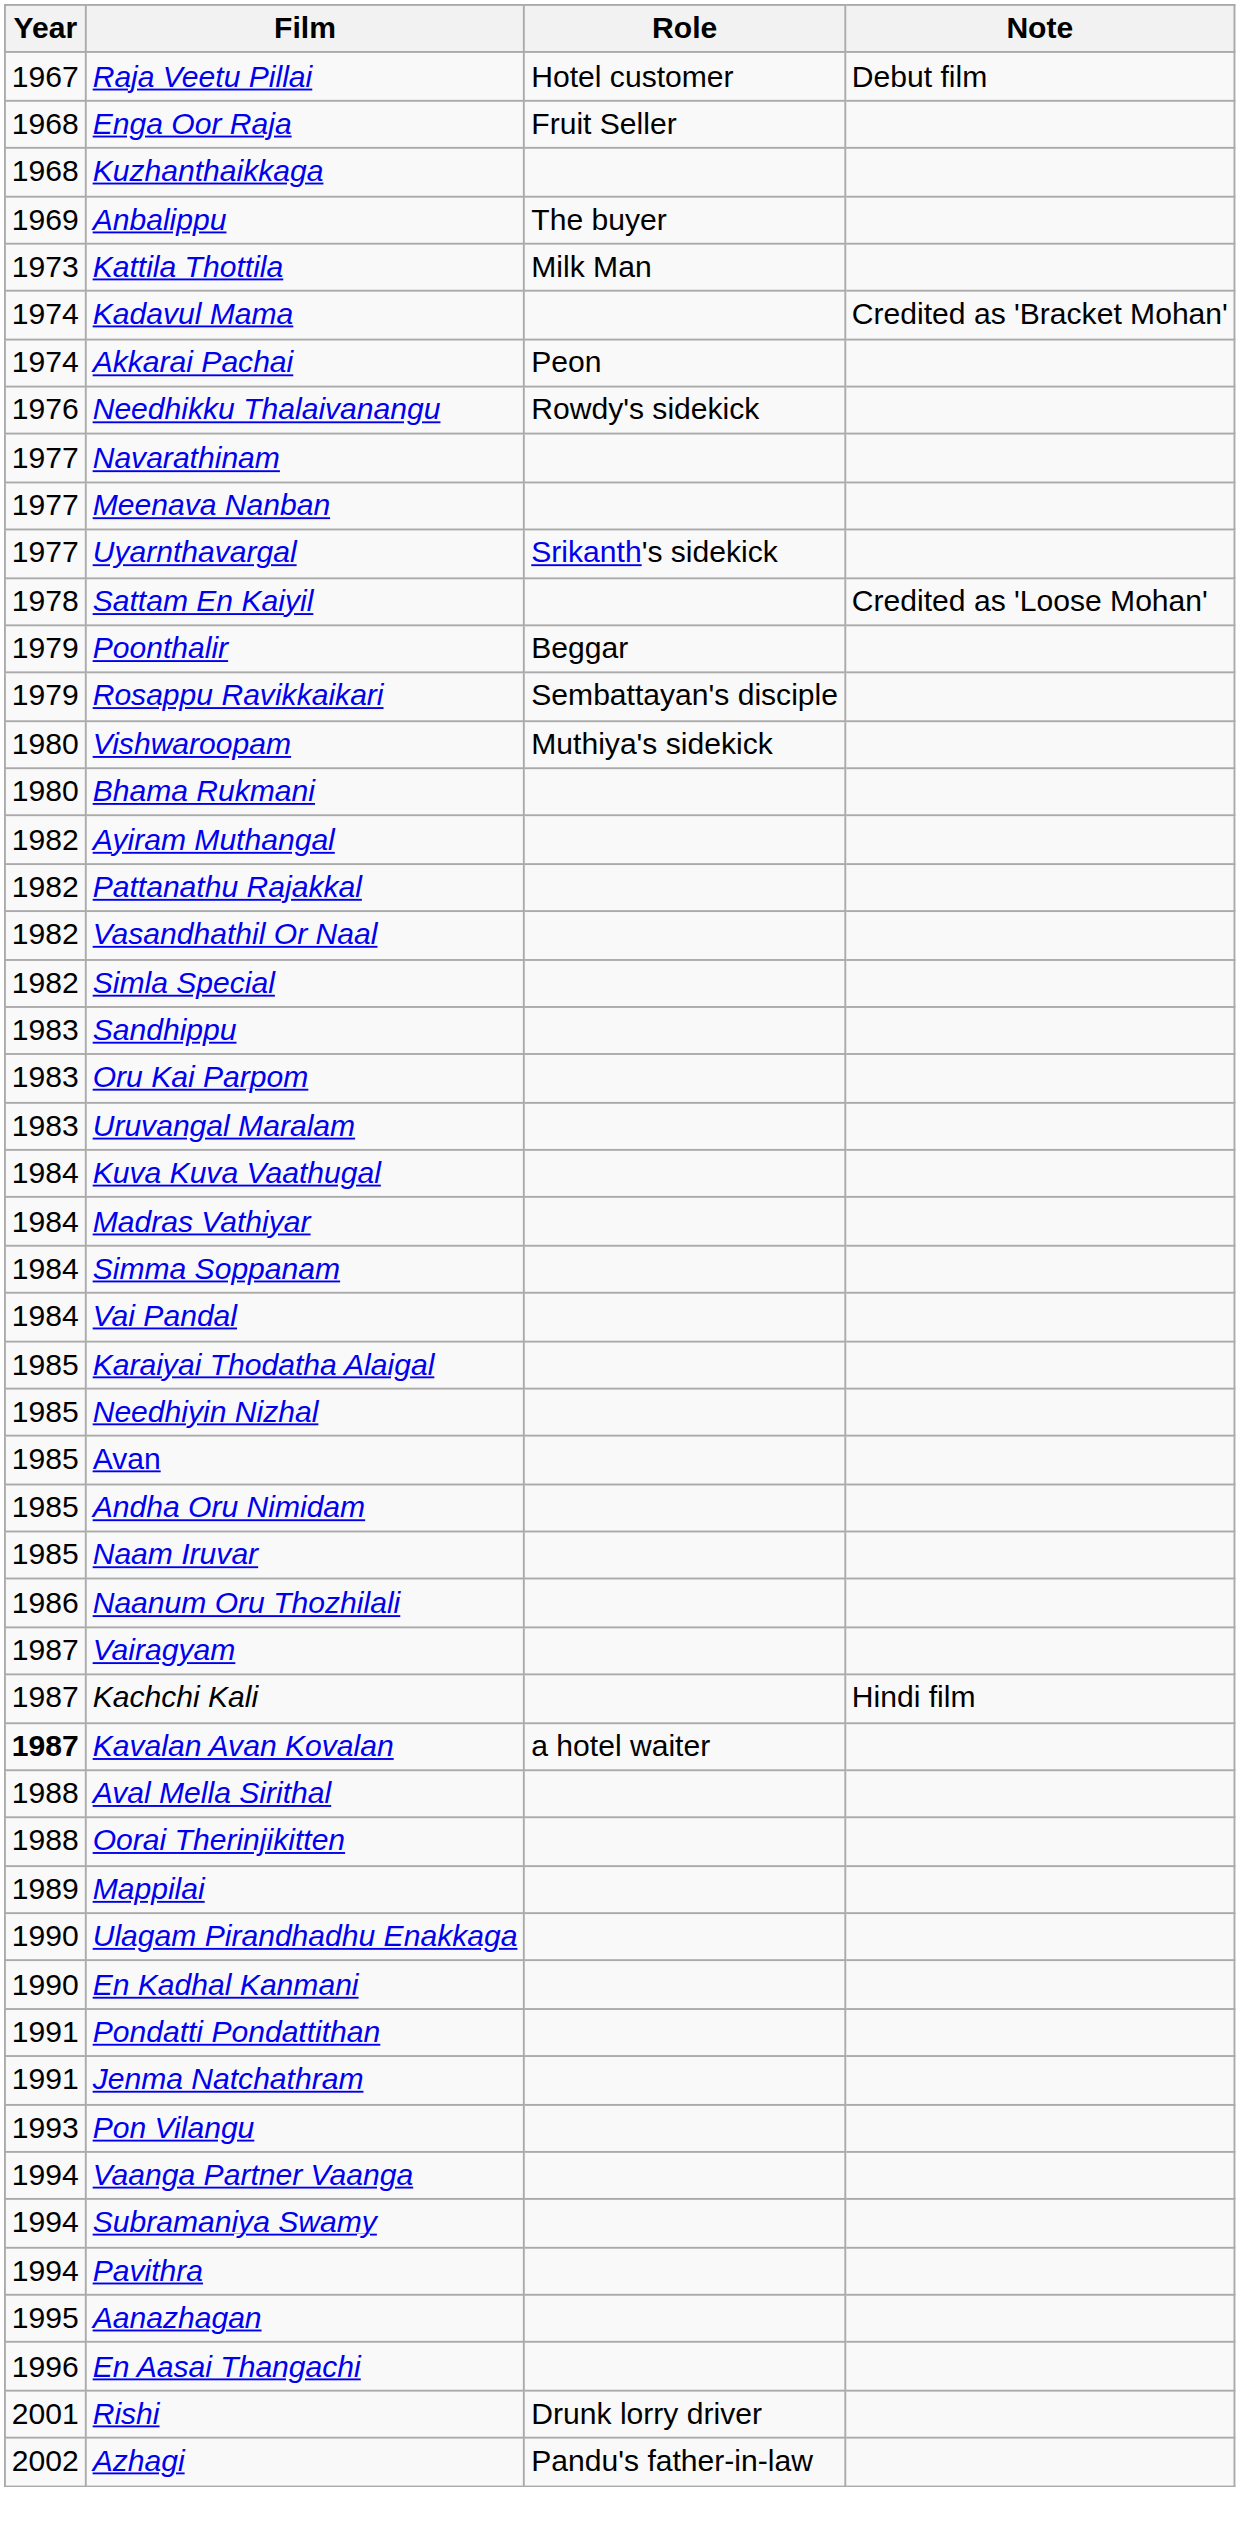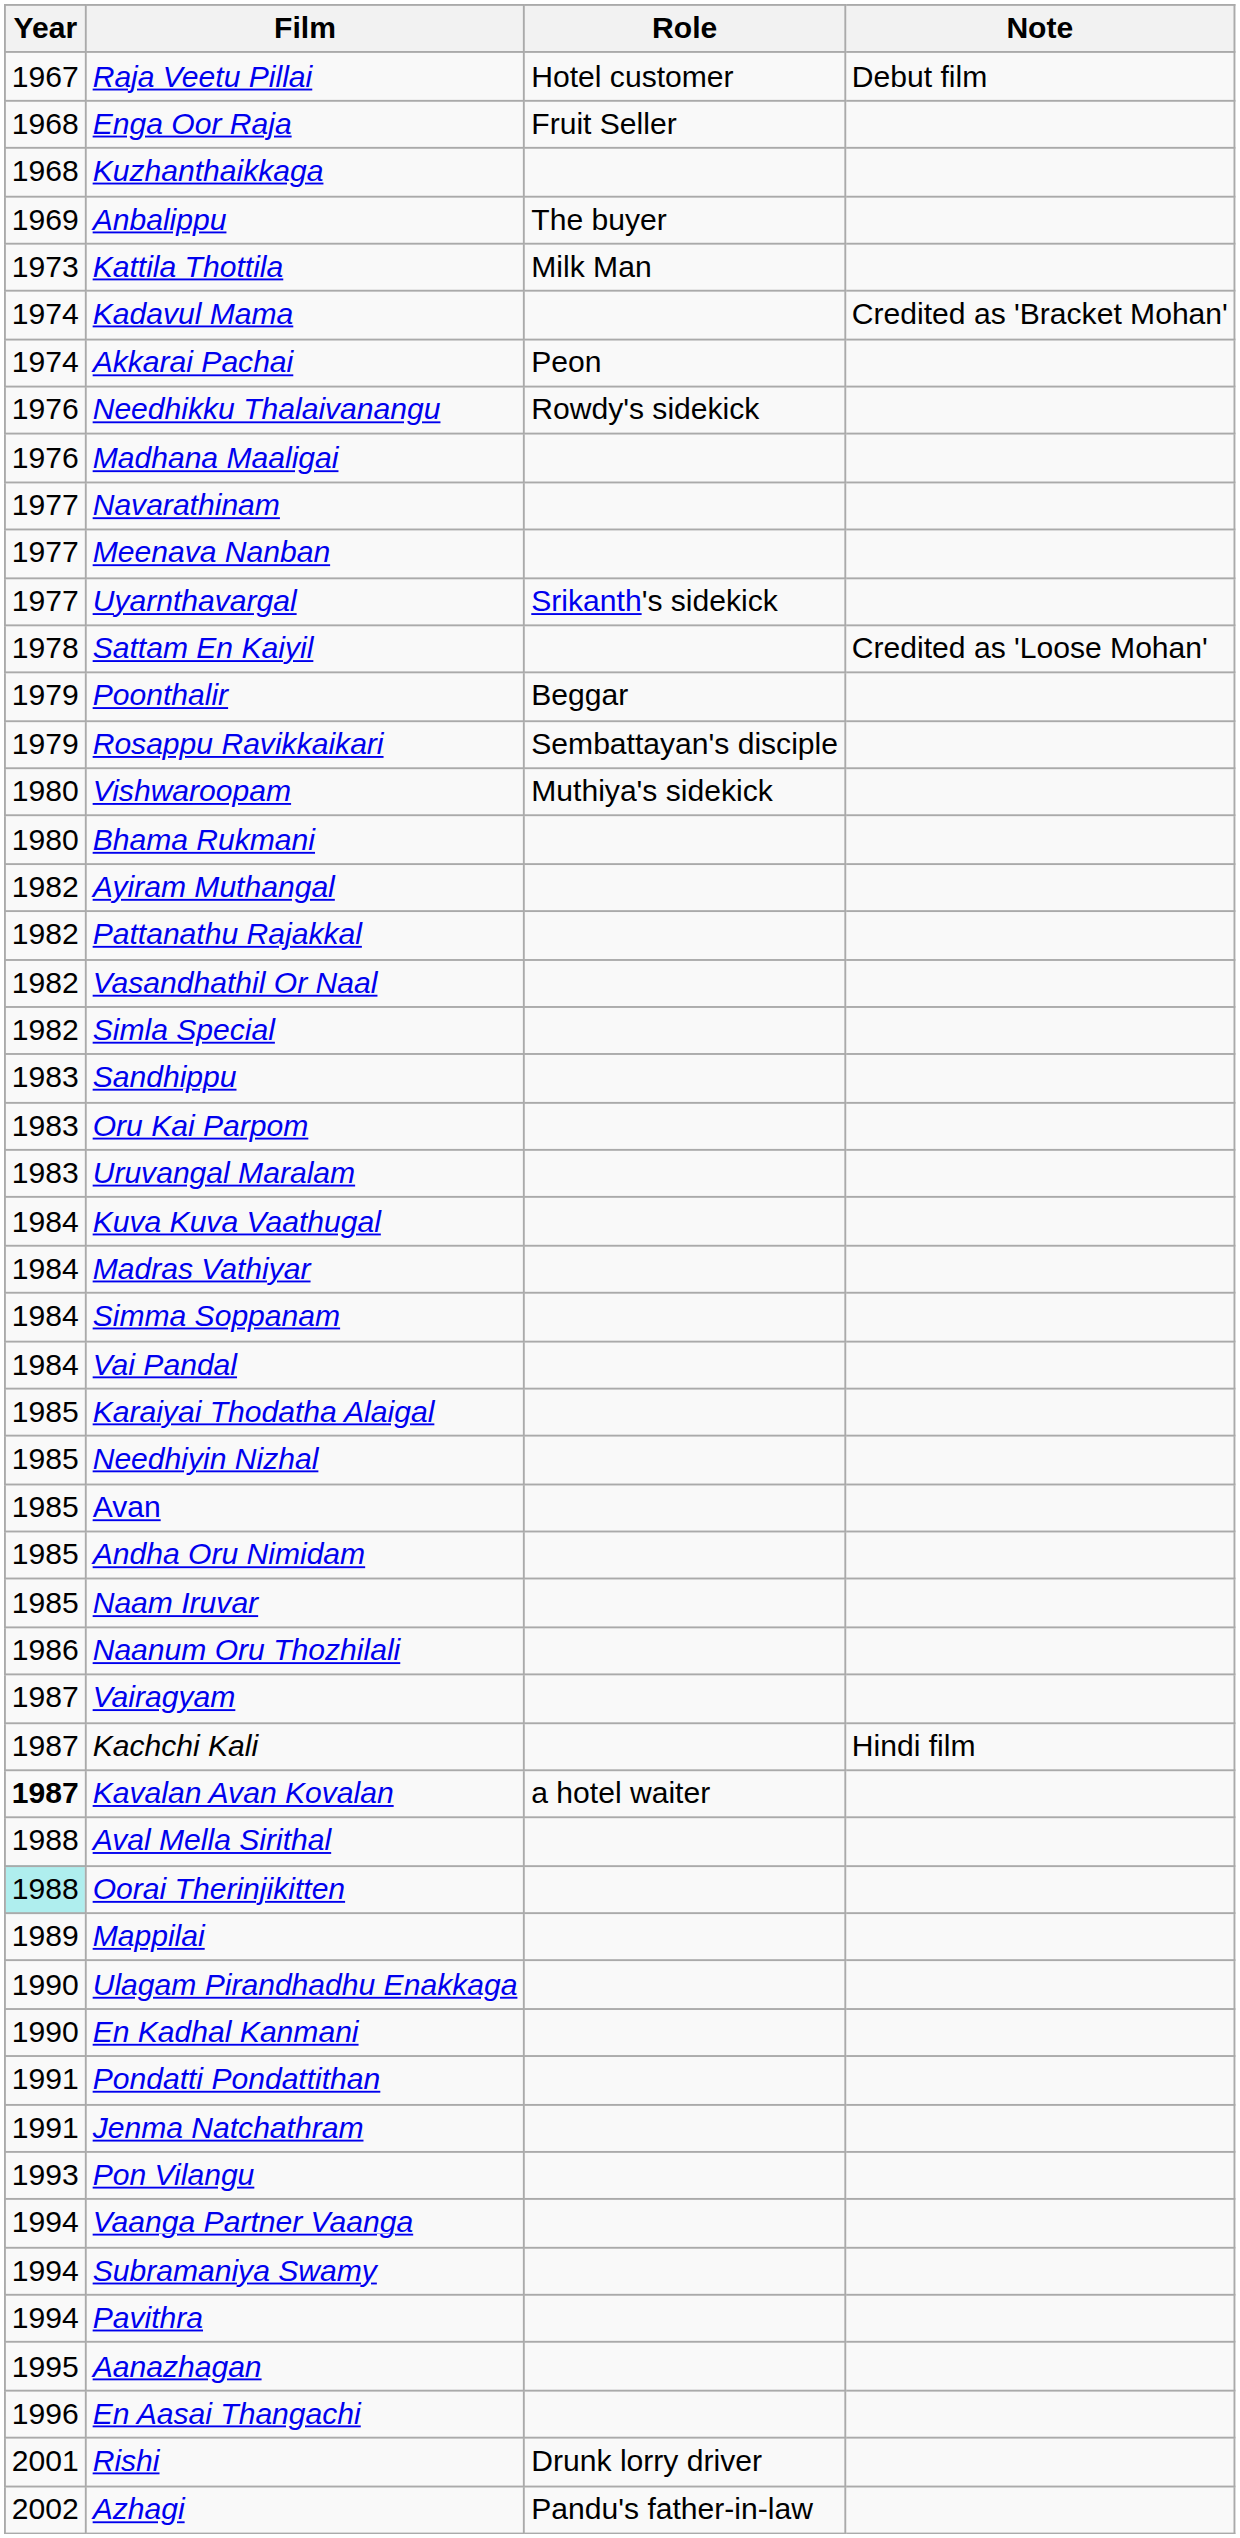+ row: (216, 457)
(45, 1841) no background -> (45, 1888) paleturquoise background
